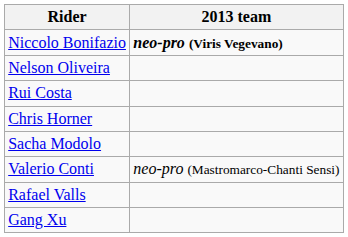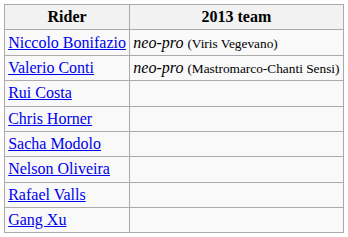(208, 42) bold -> (206, 42) normal
rows swapped: (51, 169) <-> (59, 67)
